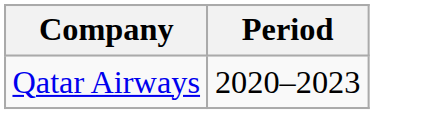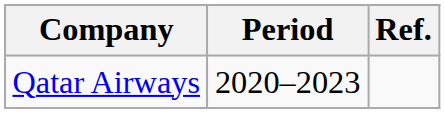+ column: (404, 30)
